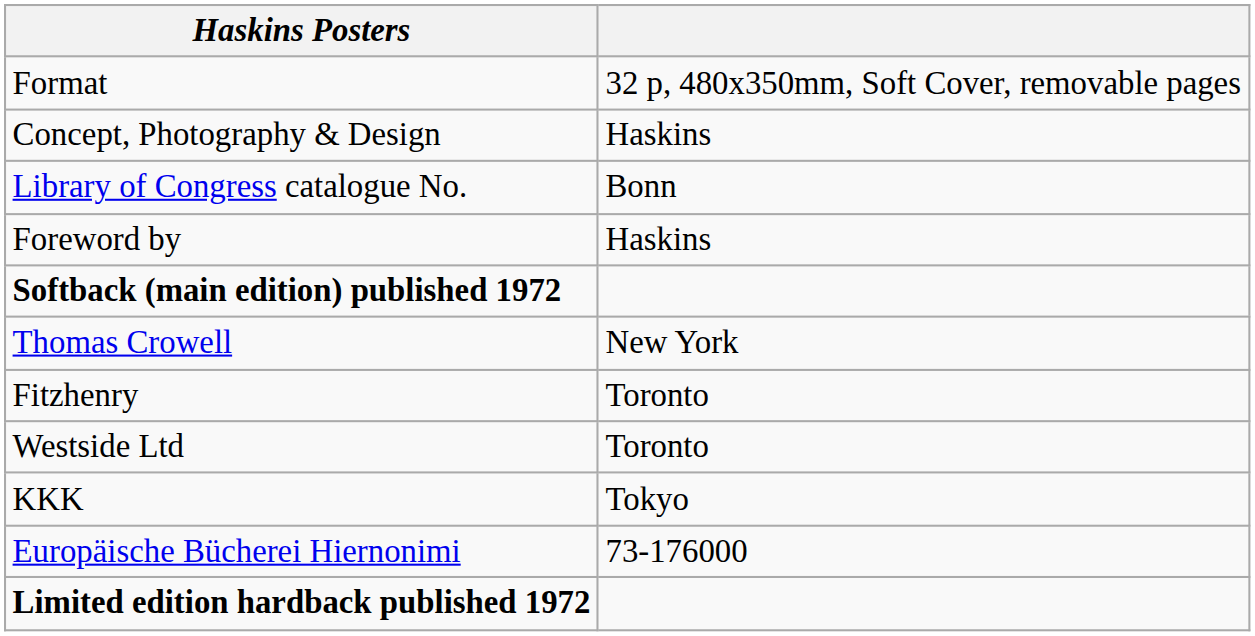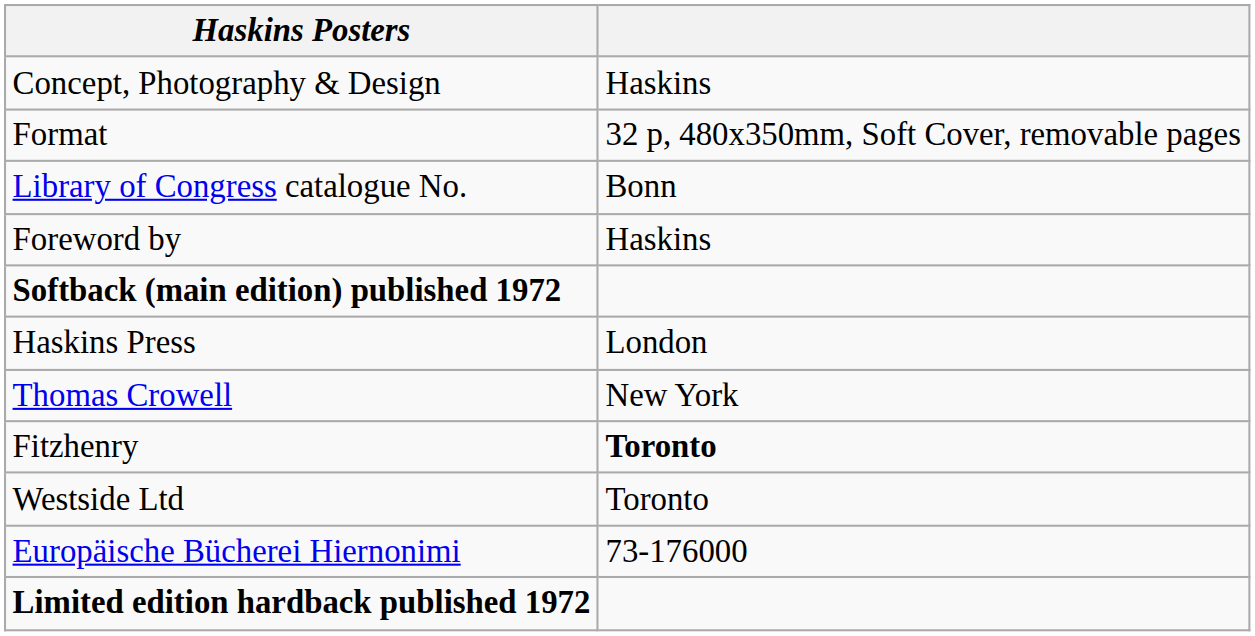rows swapped: (227, 134) <-> (60, 82)
+ row: (104, 342)
(657, 394) normal -> (661, 446) bold
- row: (48, 498)
